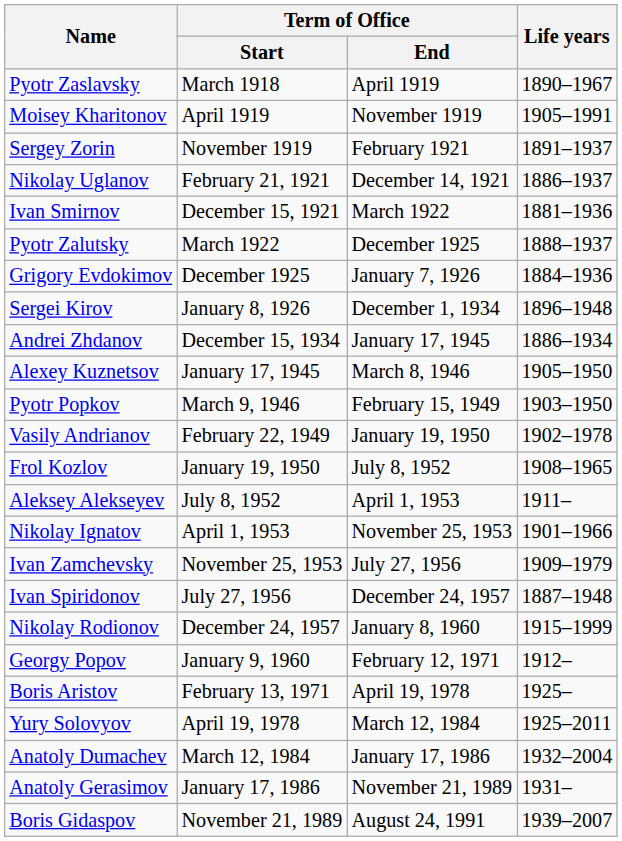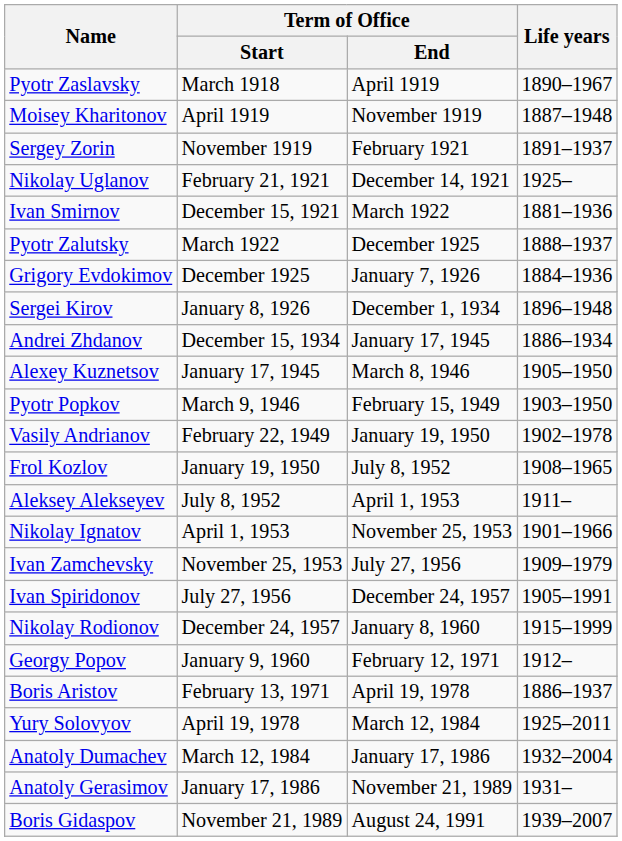(567, 116) 1905–1991 -> (567, 116) 1887–1948
(567, 180) 1886–1937 -> (547, 180) 1925–
(567, 595) 1887–1948 -> (567, 595) 1905–1991
(547, 691) 1925– -> (567, 691) 1886–1937
